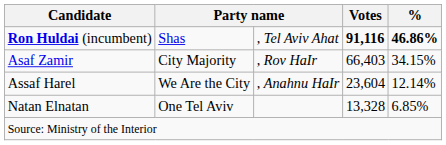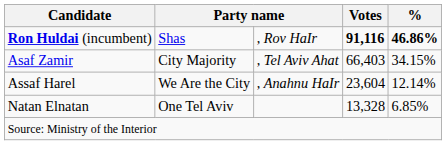(298, 38) , Tel Aviv Ahat -> (287, 38) , Rov HaIr
(287, 60) , Rov HaIr -> (298, 60) , Tel Aviv Ahat
